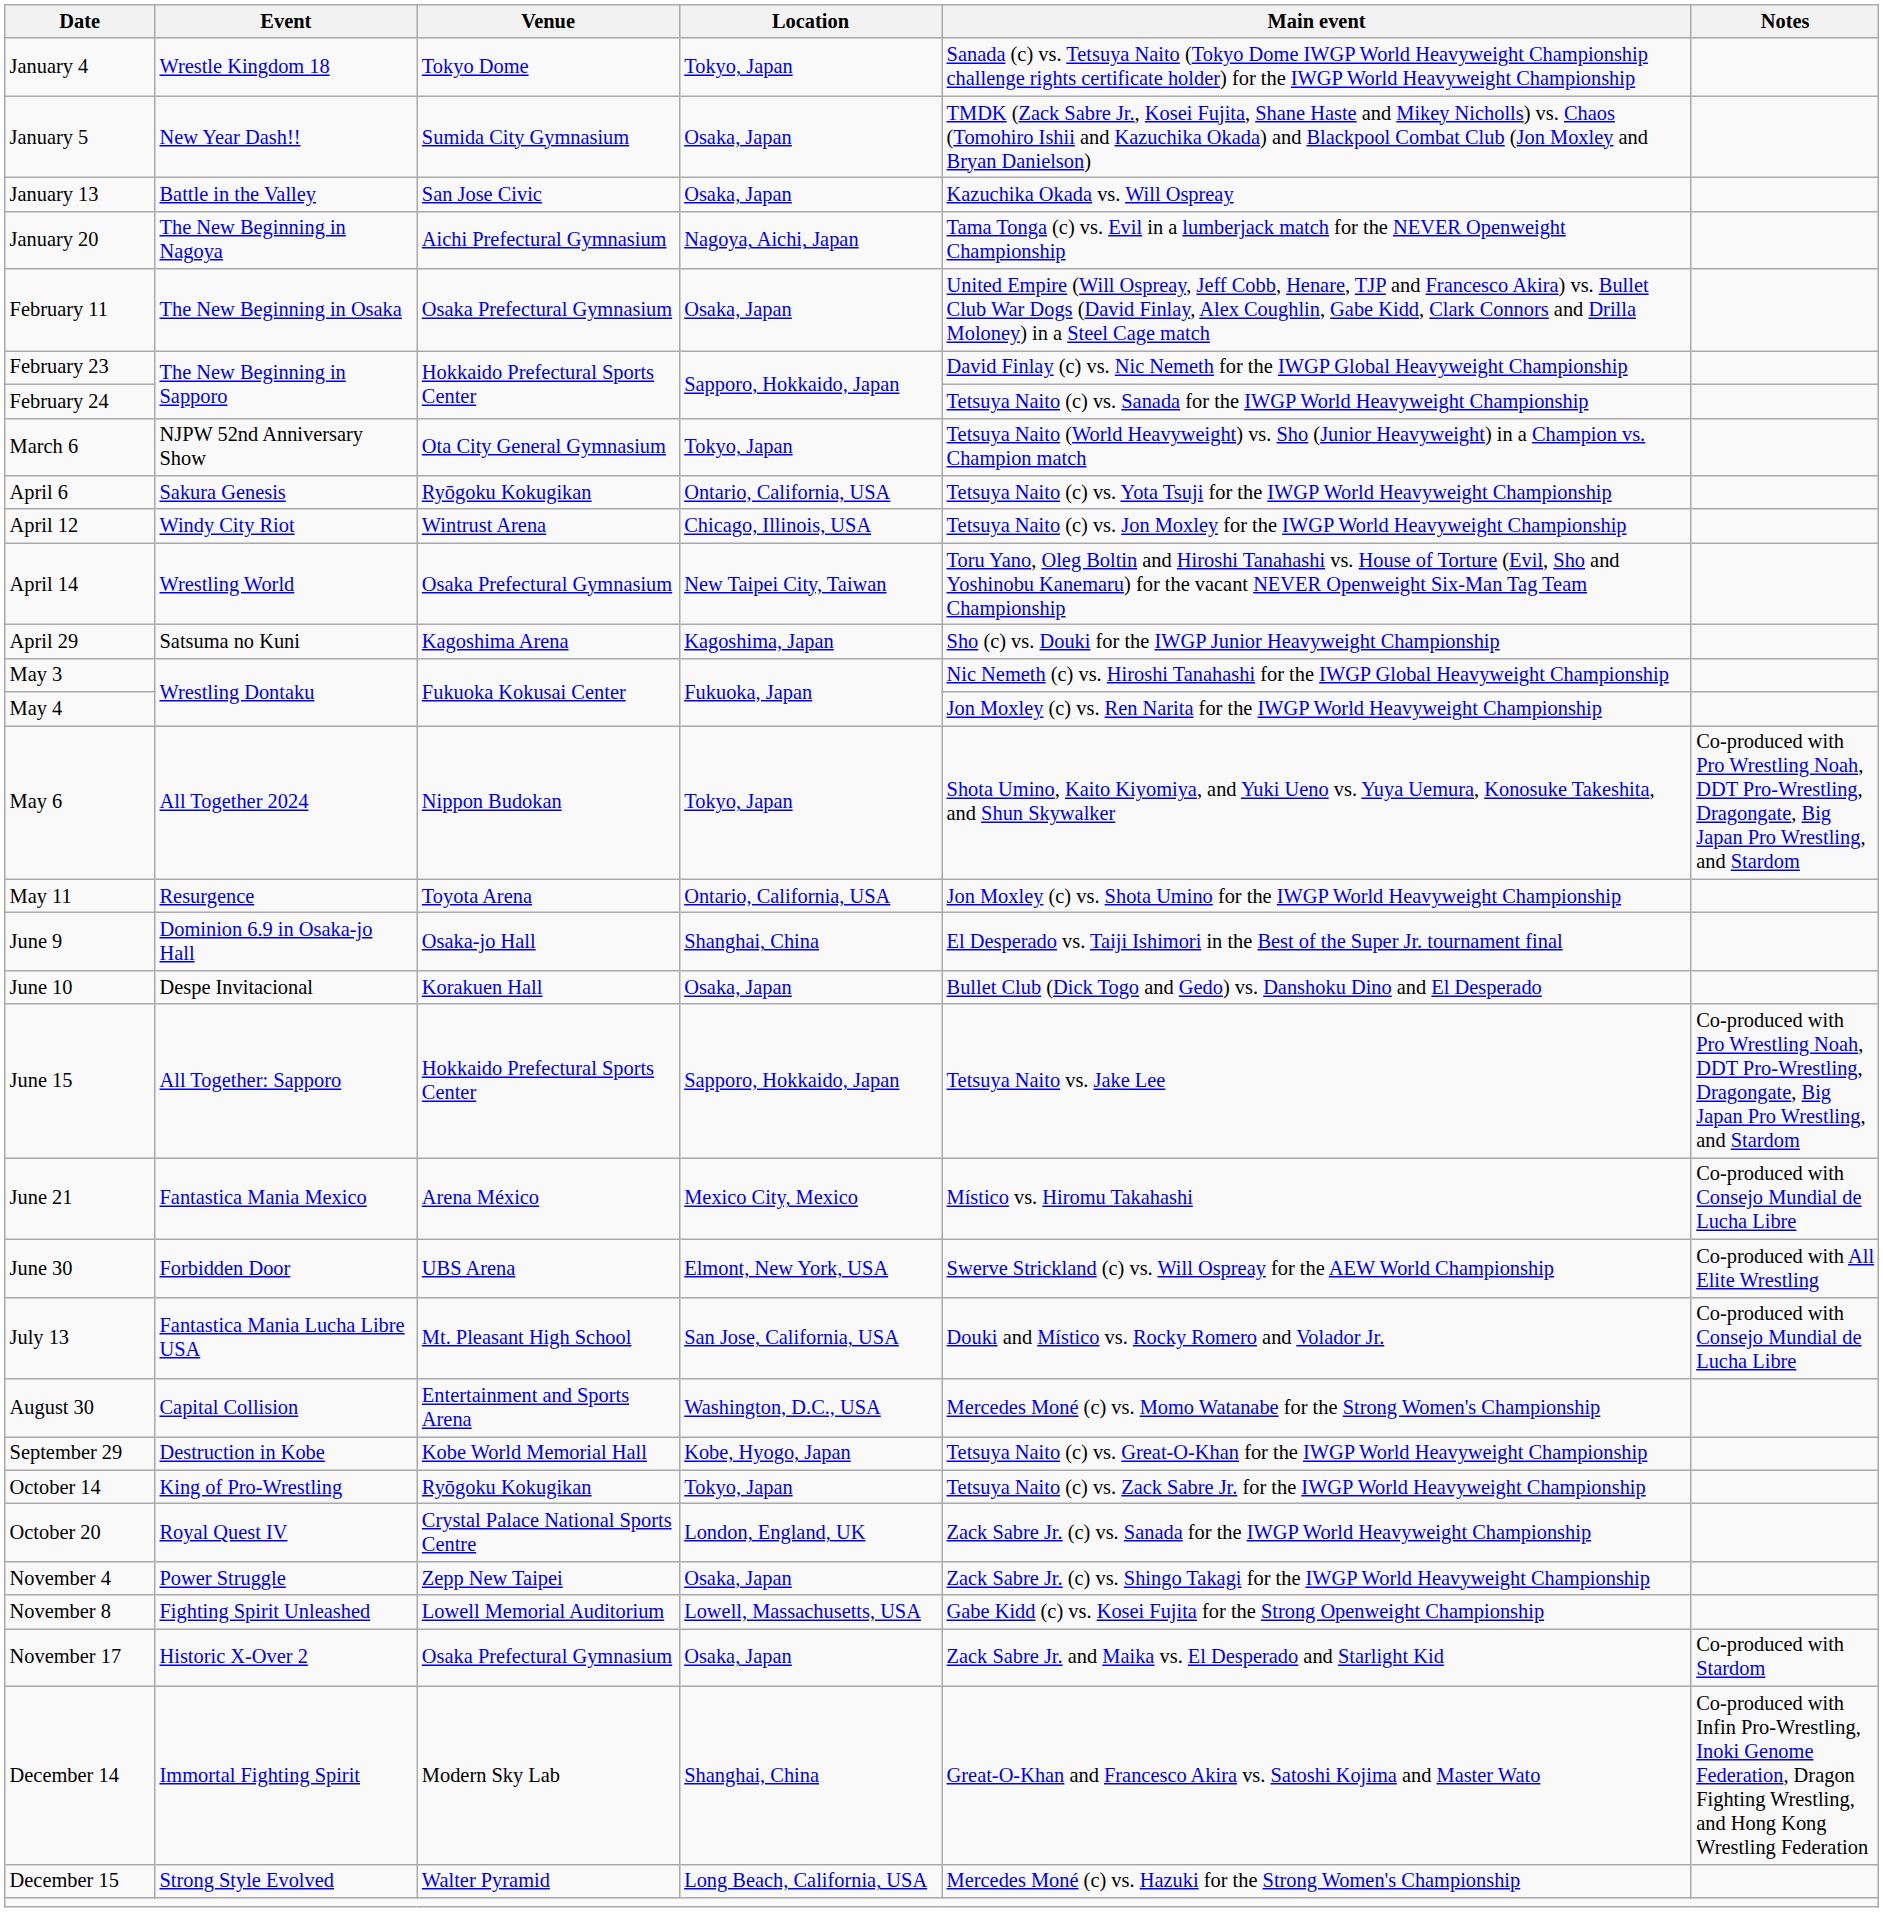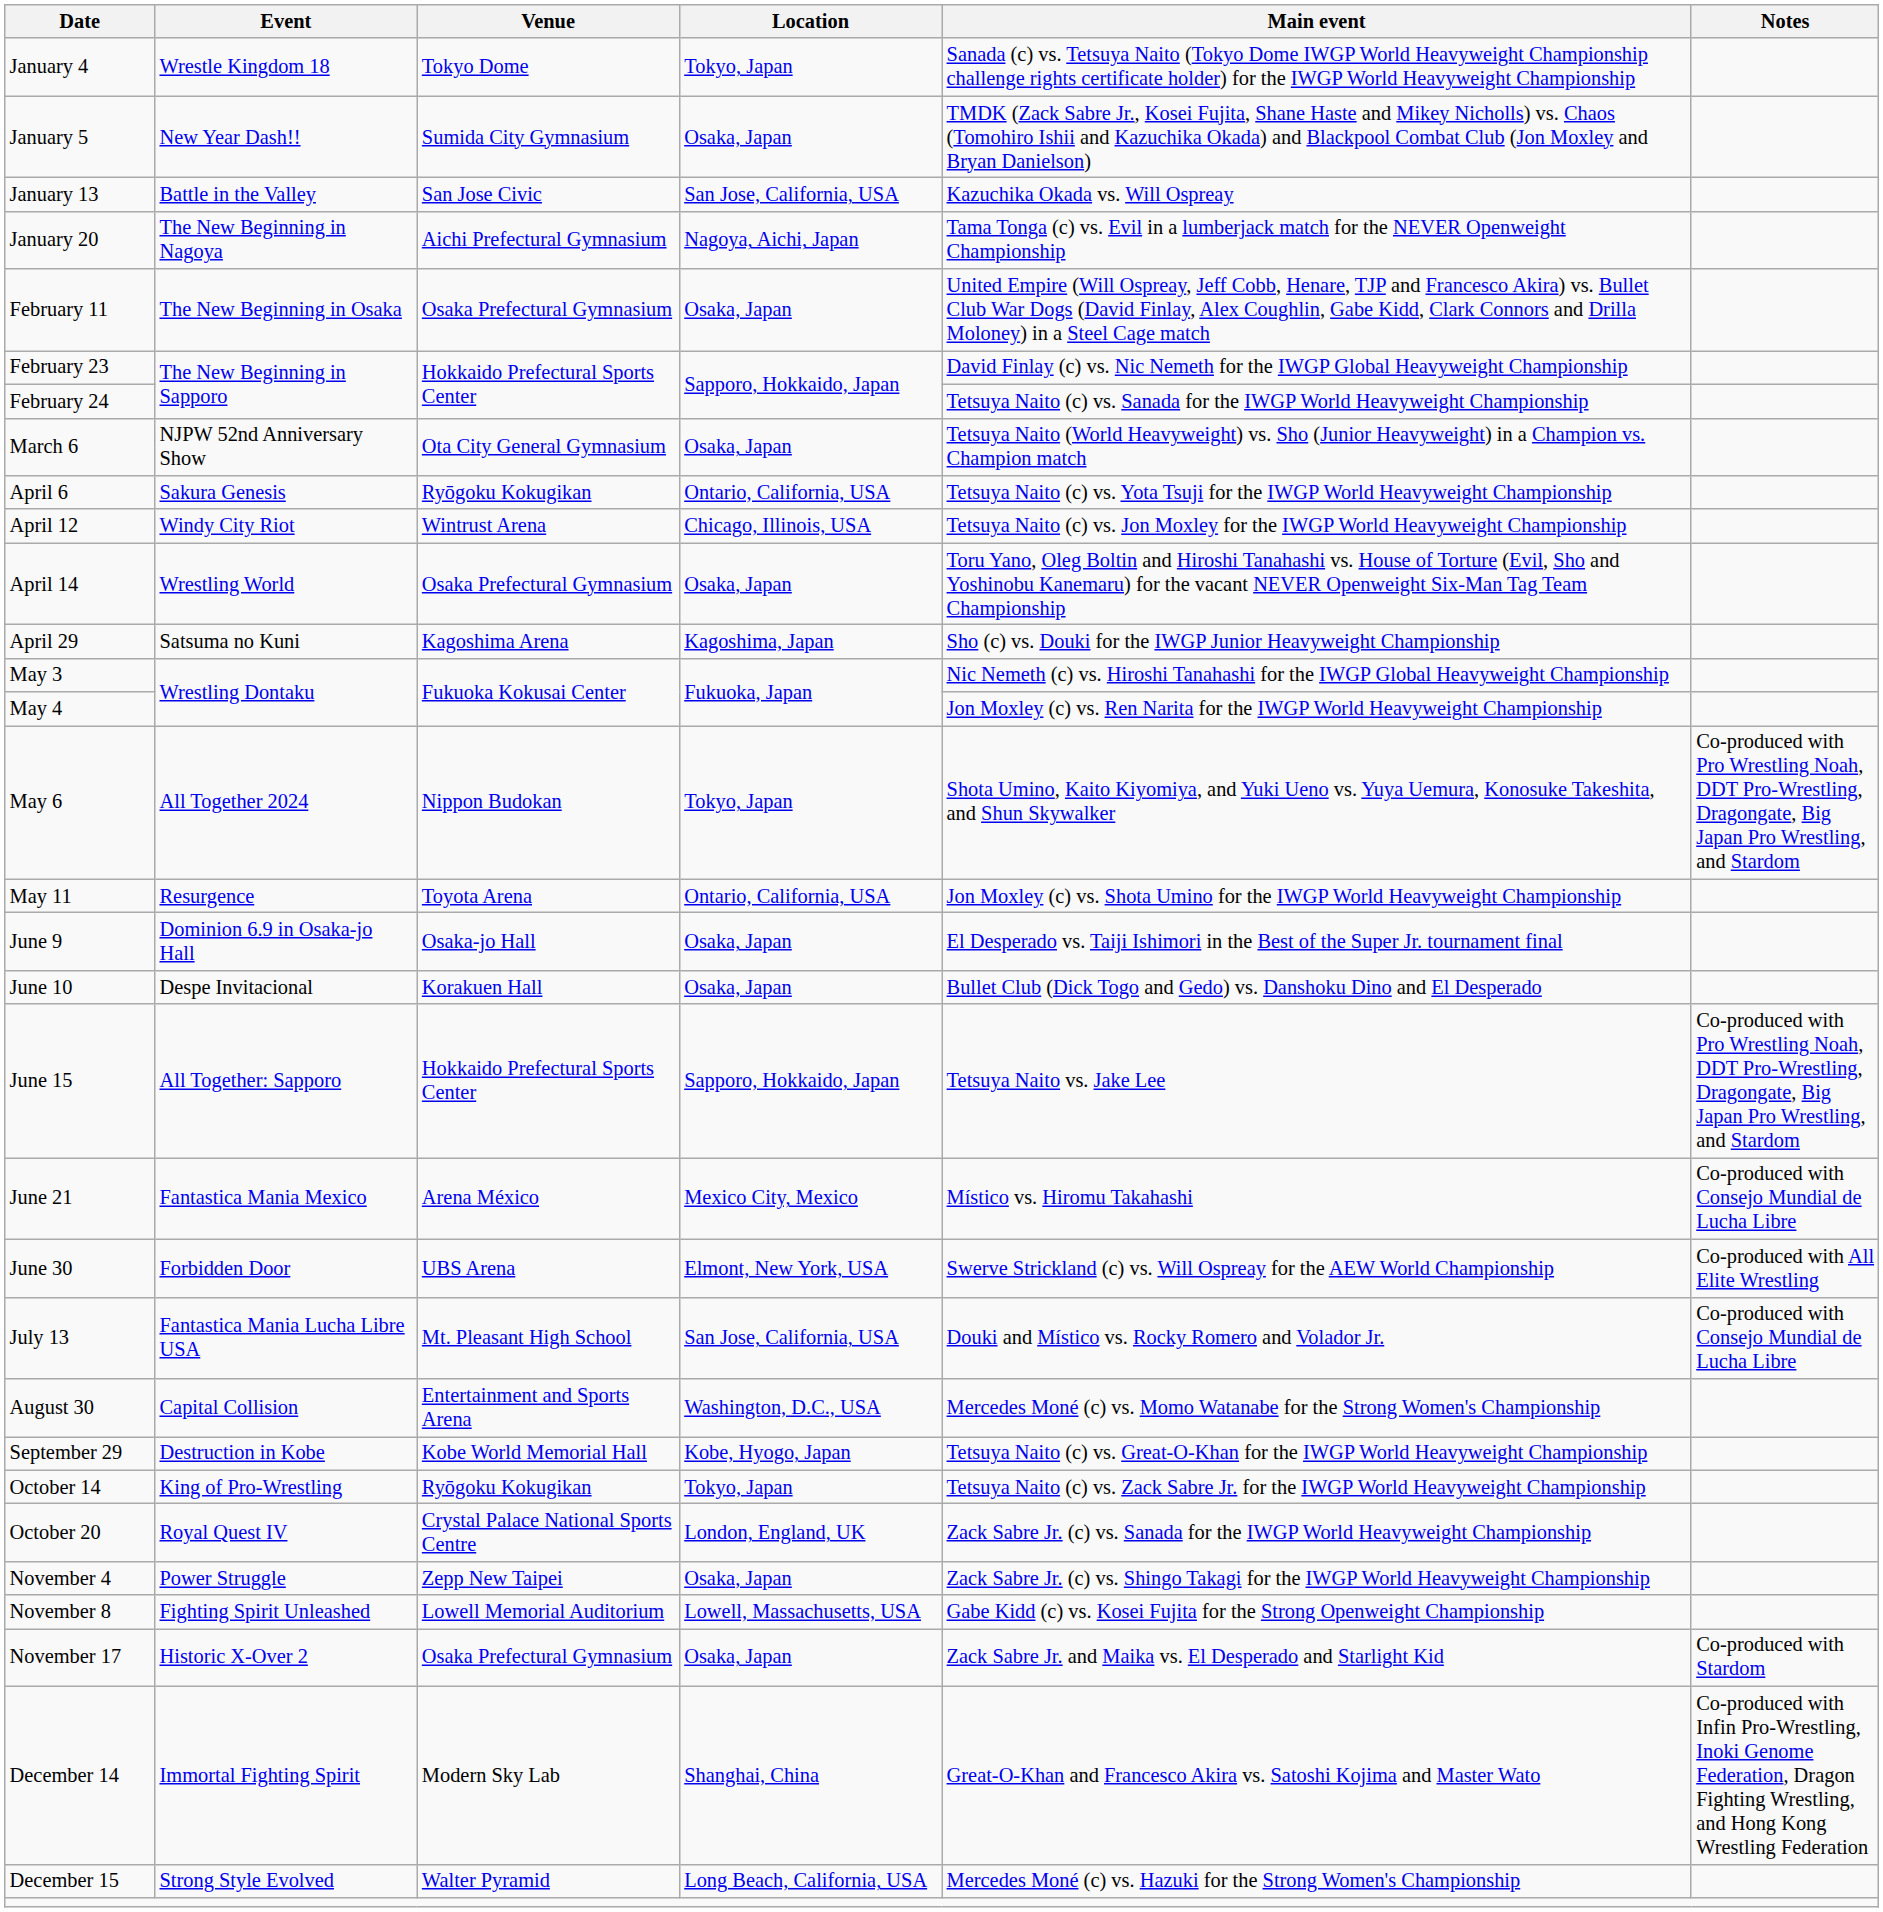(738, 193) Osaka, Japan -> (792, 193) San Jose, California, USA
(738, 446) Tokyo, Japan -> (738, 446) Osaka, Japan
(785, 583) New Taipei City, Taiwan -> (738, 583) Osaka, Japan
(752, 941) Shanghai, China -> (738, 941) Osaka, Japan
